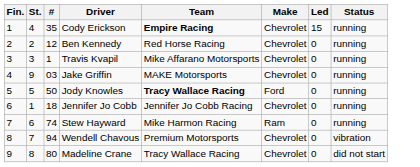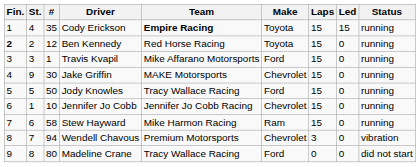+ column: (323, 12)
(285, 28) Chevrolet -> (279, 28) Toyota
(9, 43) normal -> (9, 43) bold
(285, 43) Chevrolet -> (279, 43) Toyota
(285, 59) Chevrolet -> (274, 59) Ford
(52, 75) 03 -> (52, 75) 30
(194, 91) bold -> (192, 91) normal
(52, 106) 18 -> (52, 106) 10
(52, 122) 74 -> (52, 122) 58
(285, 153) Chevrolet -> (274, 153) Ford
